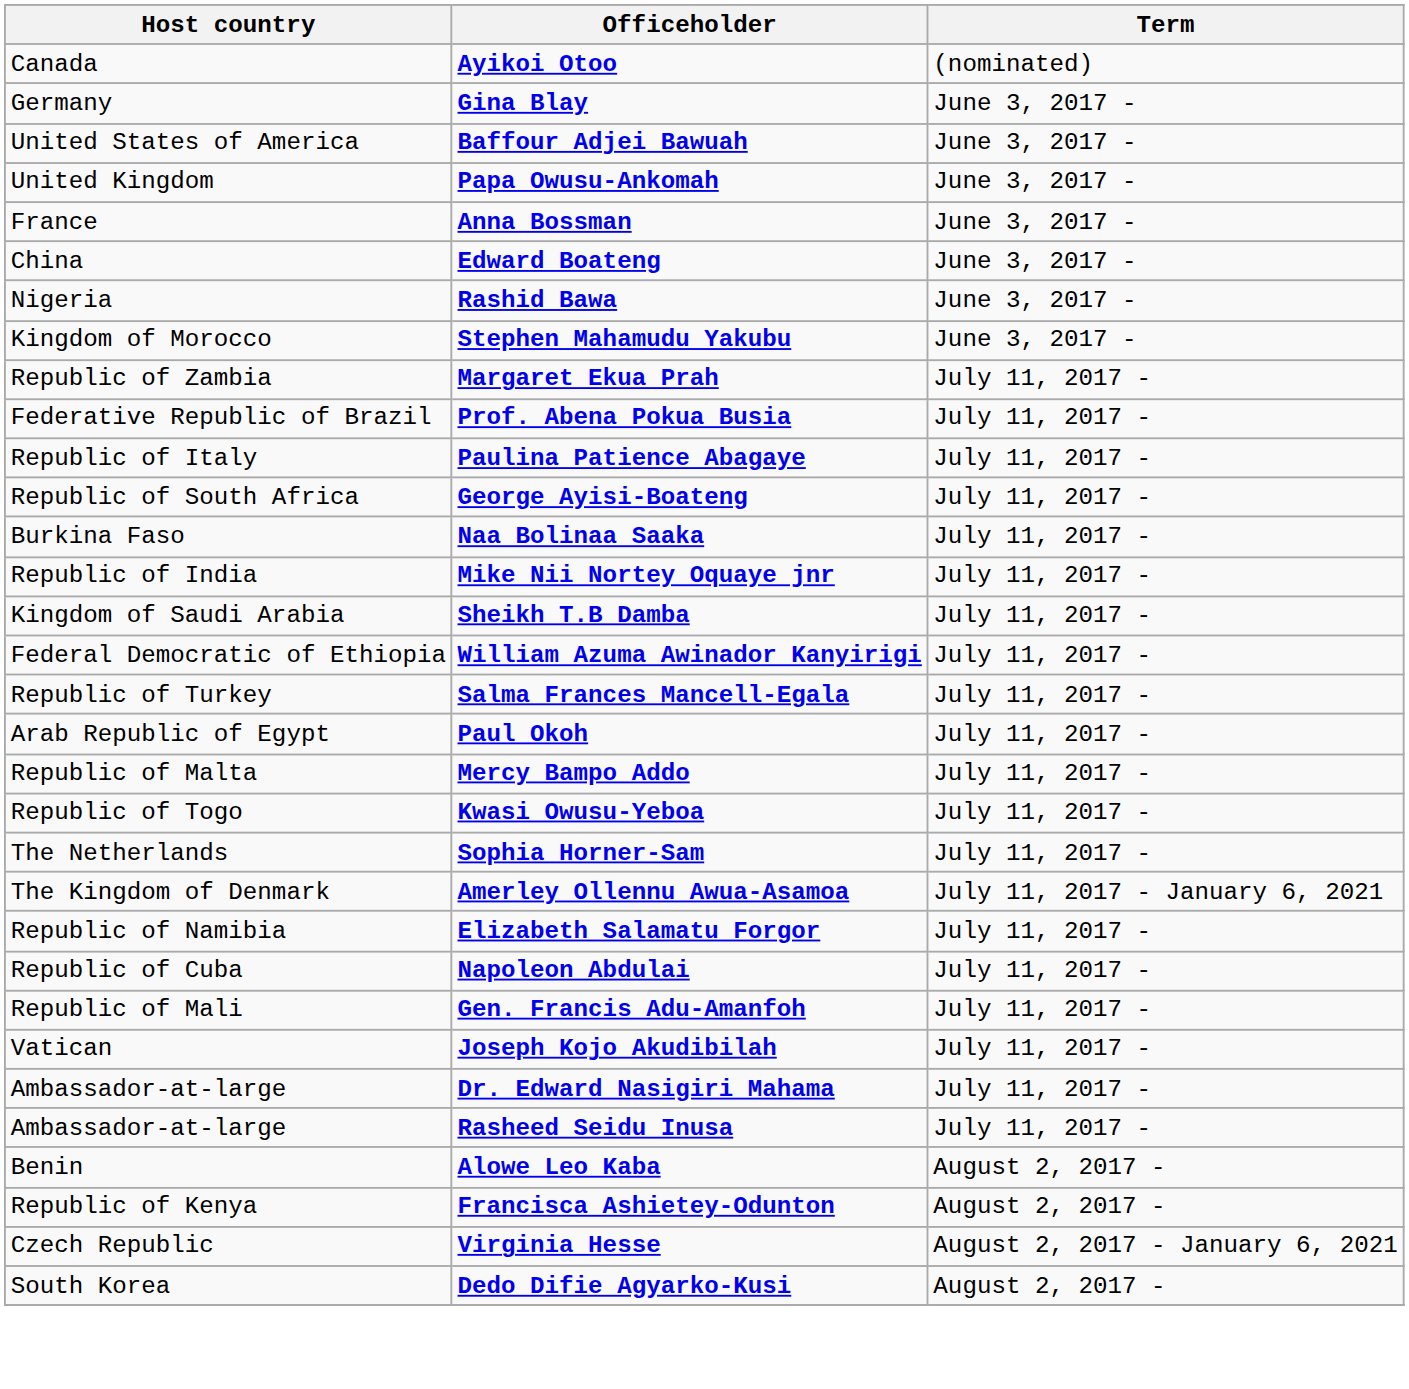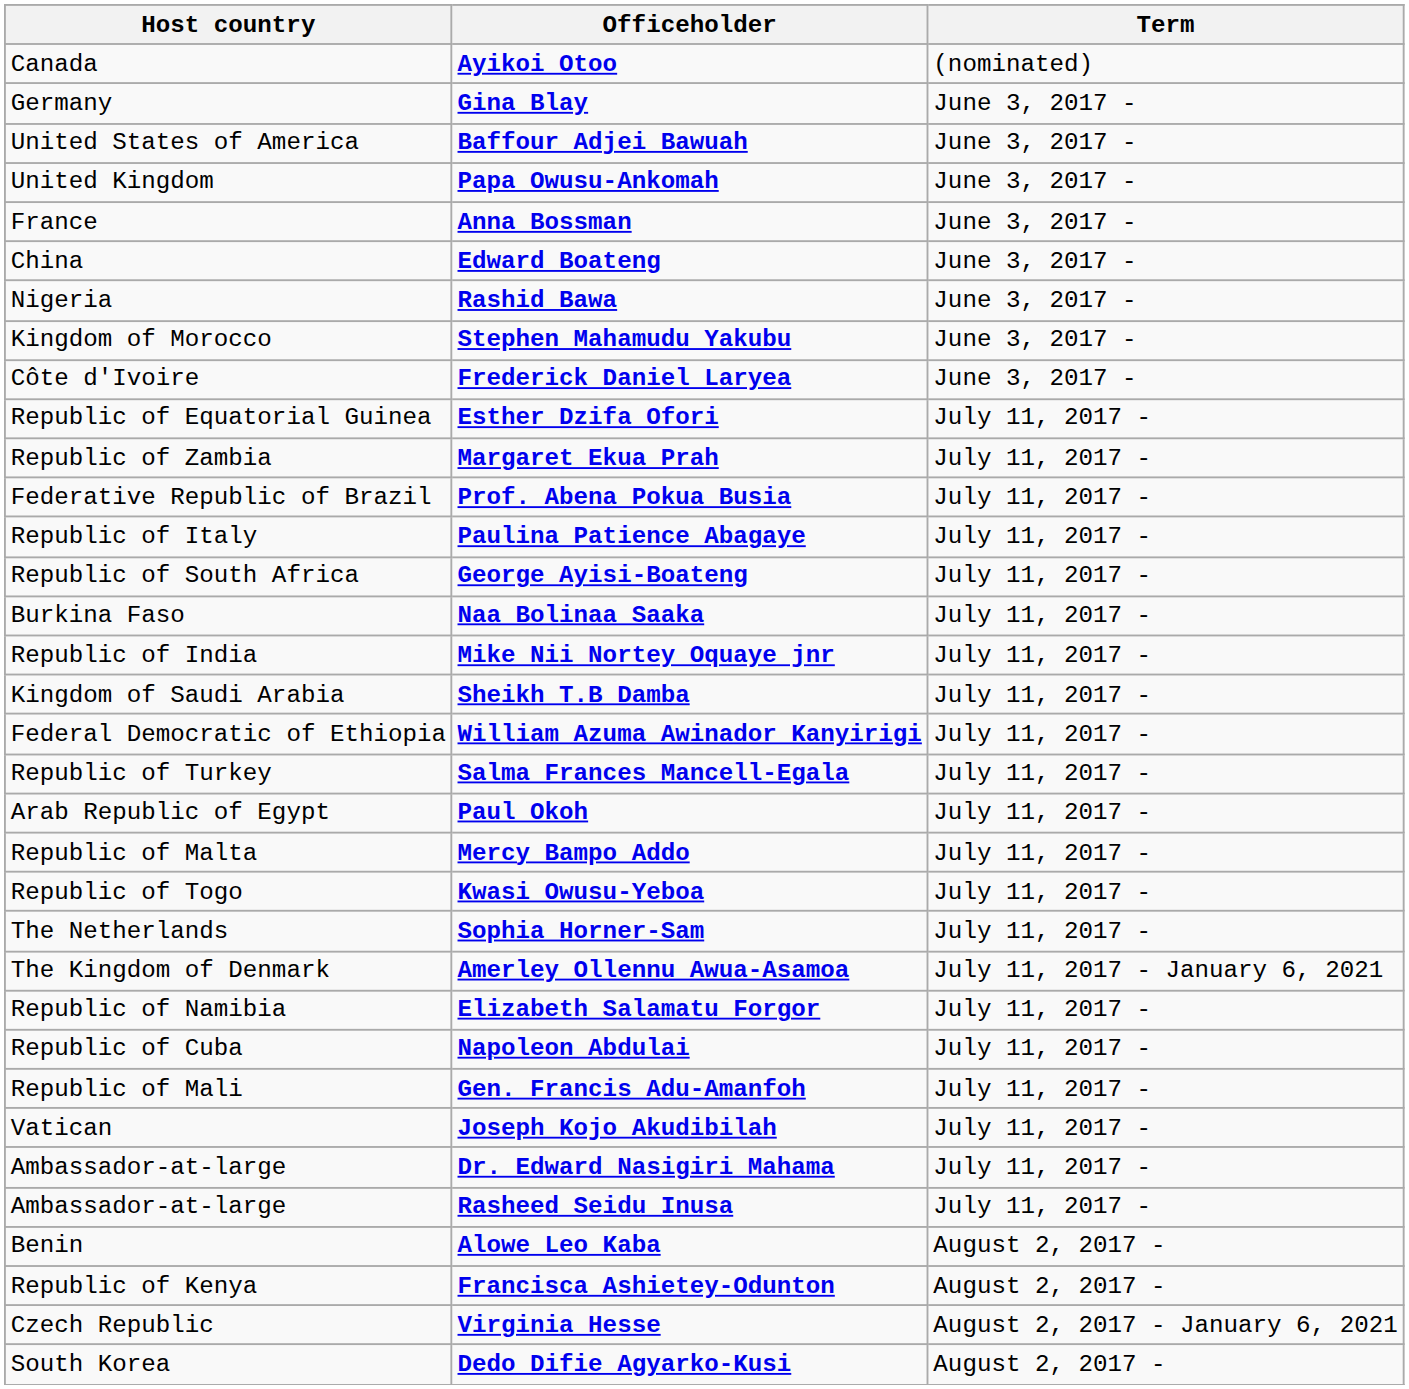+ row: (624, 379)
+ row: (588, 419)
